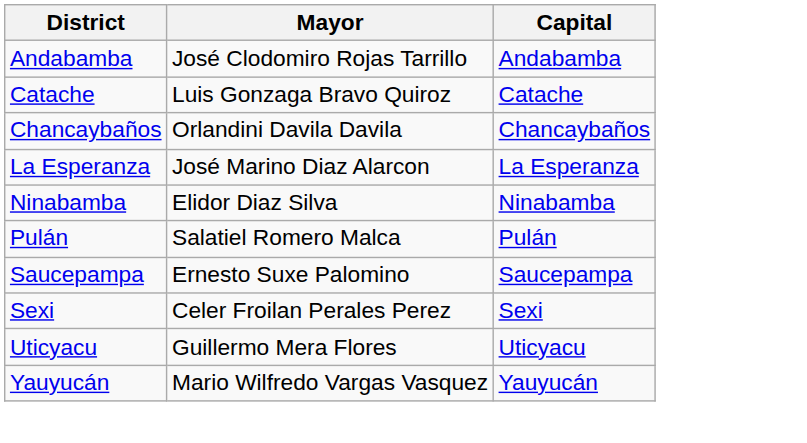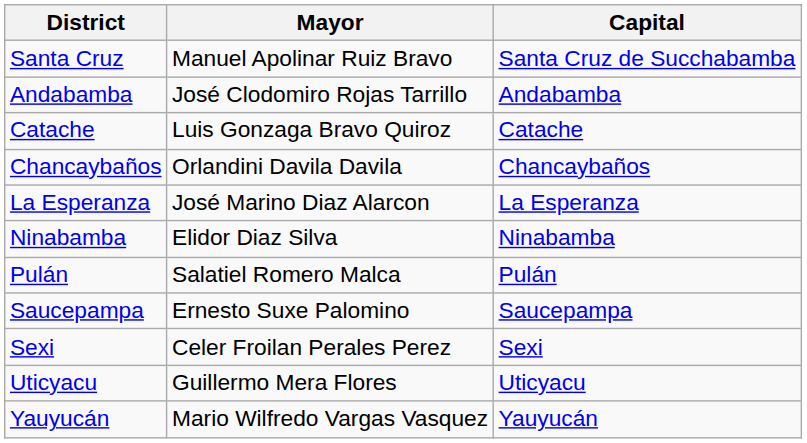+ row: (67, 58)
